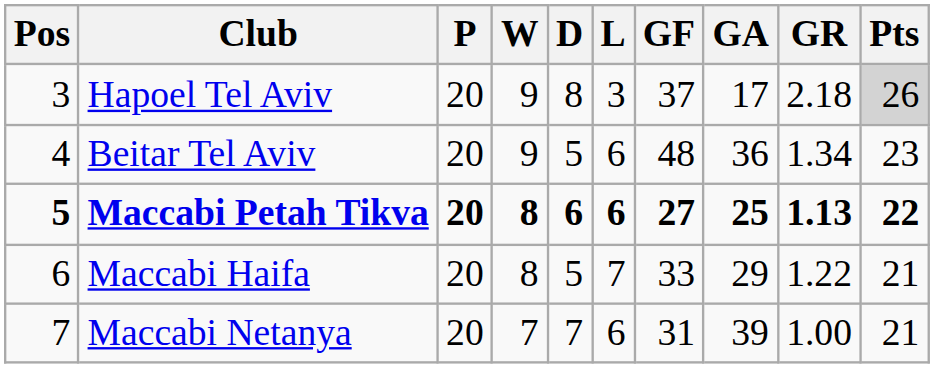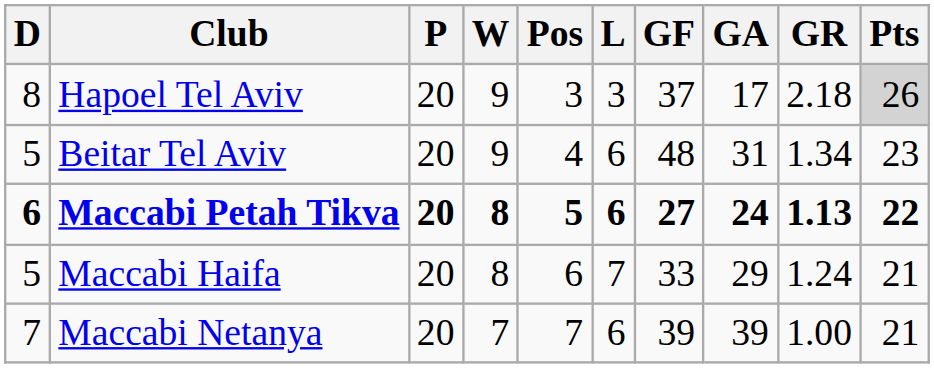columns swapped: (42, 34) <-> (570, 34)
(750, 153) 36 -> (750, 153) 31
(750, 213) 25 -> (750, 213) 24
(819, 272) 1.22 -> (819, 272) 1.24
(676, 332) 31 -> (676, 332) 39
